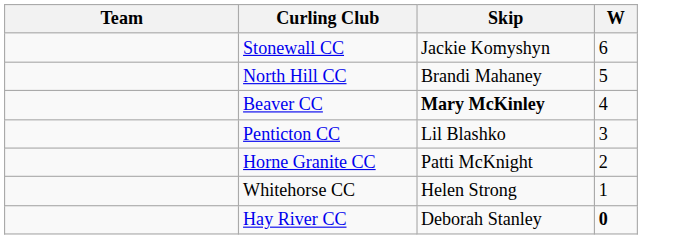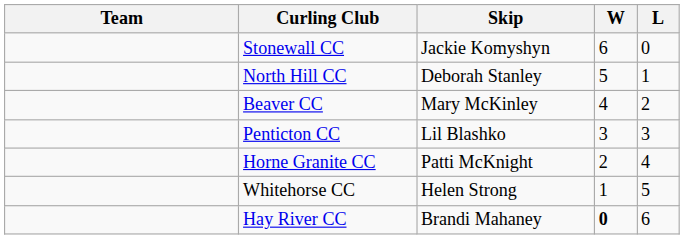+ column: (658, 18)
(481, 76) Brandi Mahaney -> (481, 76) Deborah Stanley
(483, 104) bold -> (479, 104) normal
(481, 219) Deborah Stanley -> (481, 219) Brandi Mahaney
